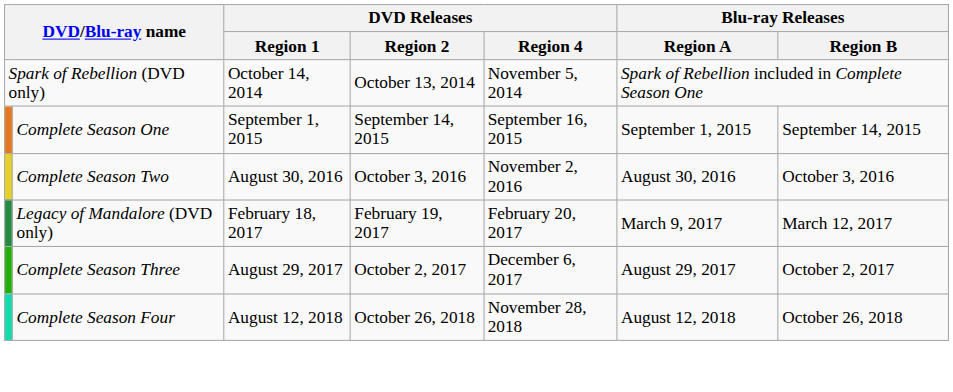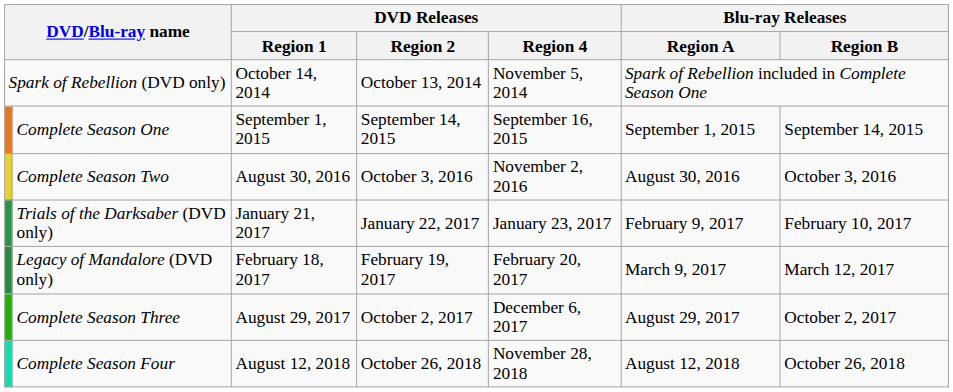+ row: (121, 223)
